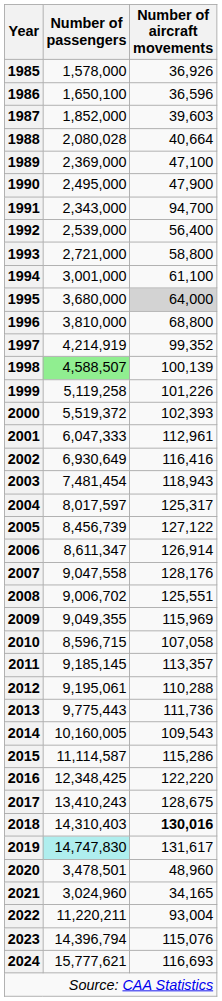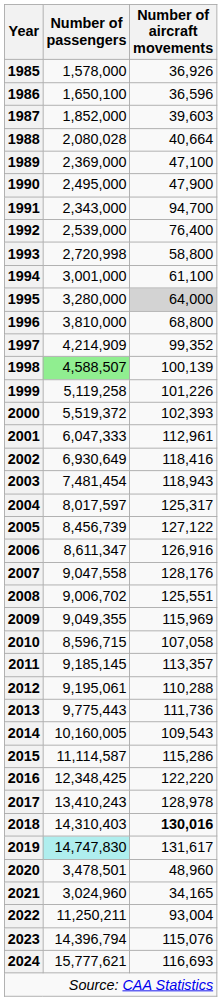(191, 231) 56,400 -> (191, 231) 76,400
(94, 253) 2,721,000 -> (94, 253) 2,720,998
(94, 299) 3,680,000 -> (94, 299) 3,280,000
(94, 345) 4,214,919 -> (94, 345) 4,214,909
(188, 459) 116,416 -> (188, 459) 118,416
(187, 550) 126,914 -> (187, 550) 126,916
(187, 801) 128,675 -> (187, 801) 128,978
(92, 916) 11,220,211 -> (92, 916) 11,250,211
